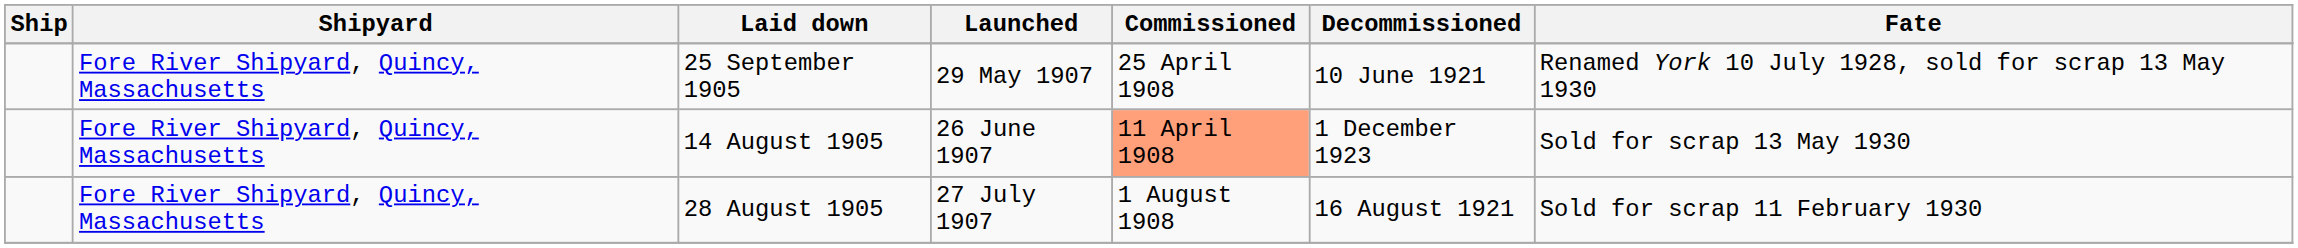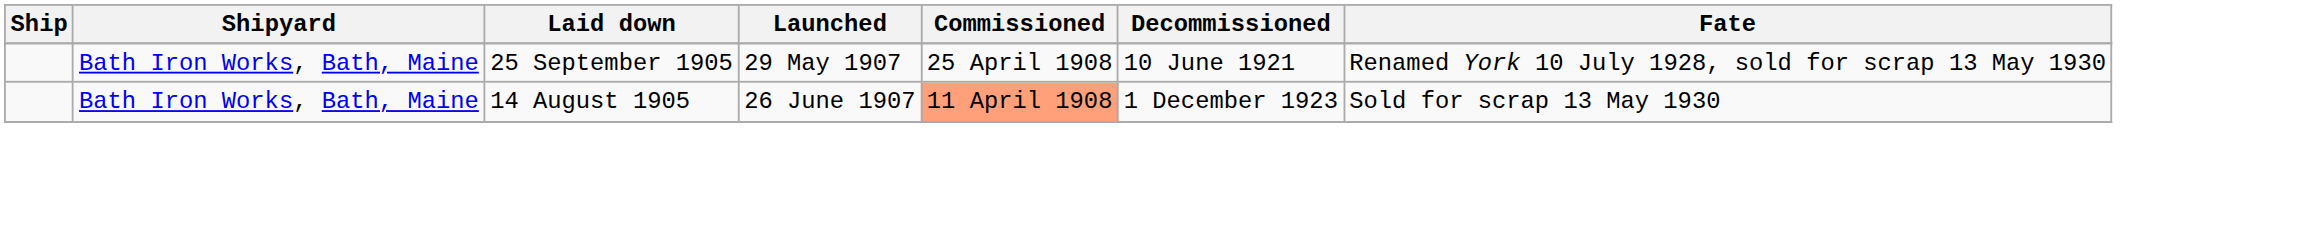(279, 77) Fore River Shipyard, Quincy, Massachusetts -> (279, 63) Bath Iron Works, Bath, Maine
(279, 143) Fore River Shipyard, Quincy, Massachusetts -> (279, 102) Bath Iron Works, Bath, Maine
- row: (784, 209)
